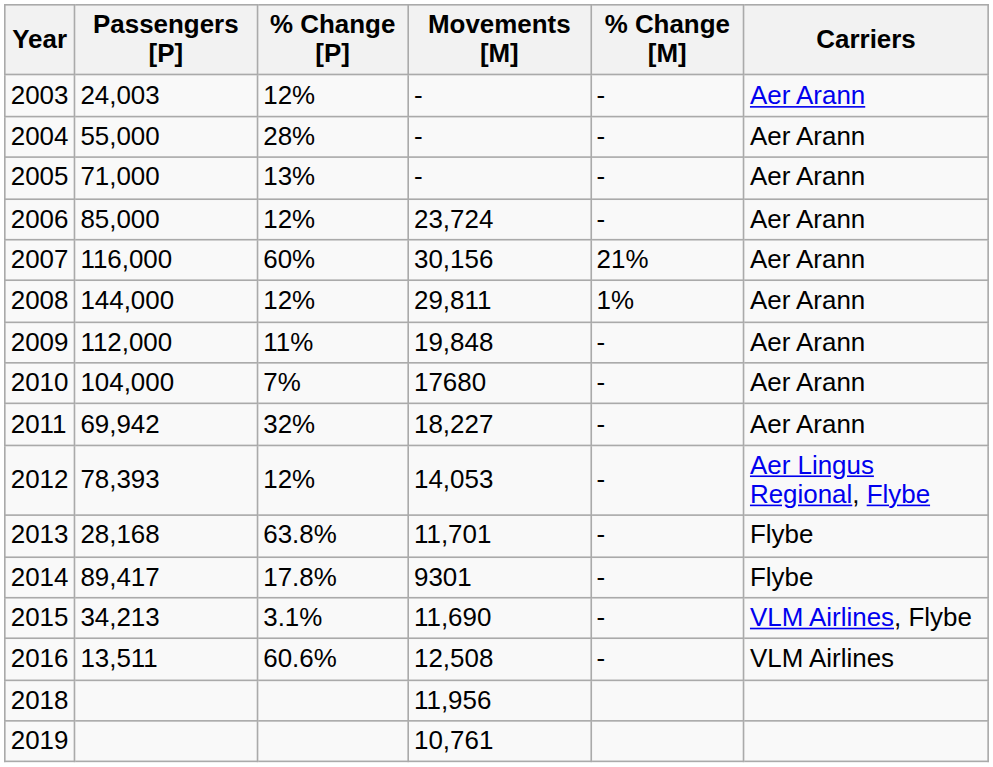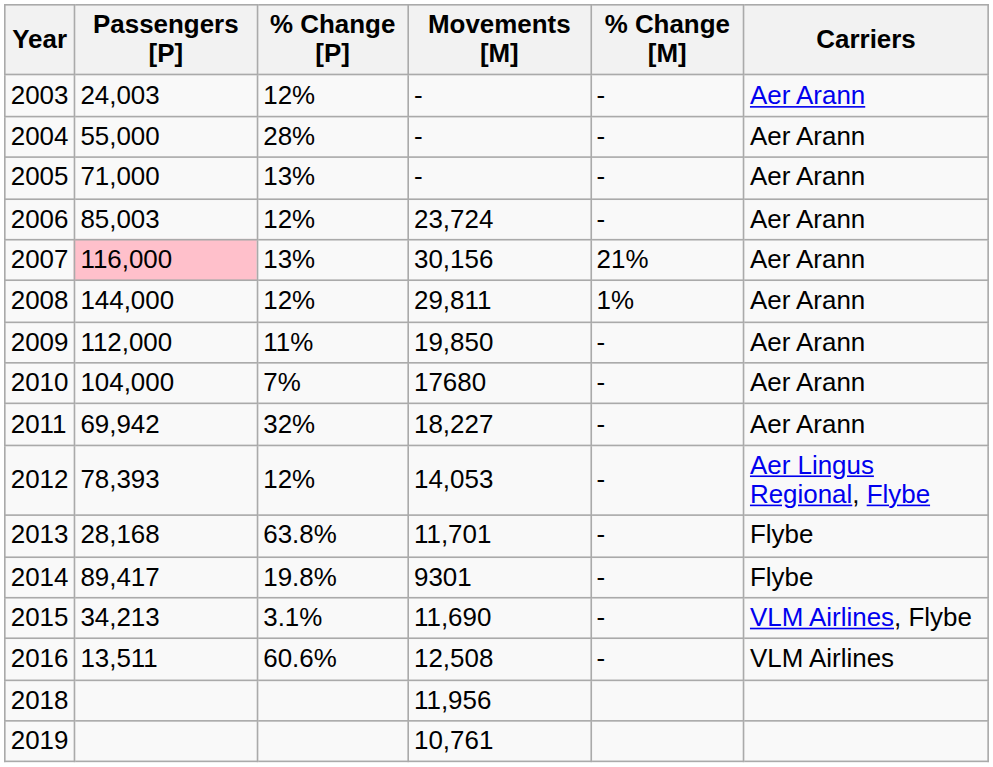(166, 219) 85,000 -> (166, 219) 85,003
(166, 260) no background -> (166, 260) pink background
(333, 260) 60% -> (333, 260) 13%
(499, 342) 19,848 -> (499, 342) 19,850
(333, 577) 17.8% -> (333, 577) 19.8%
